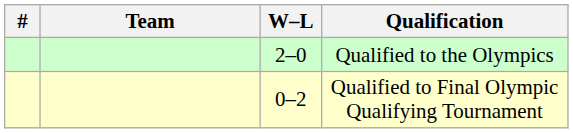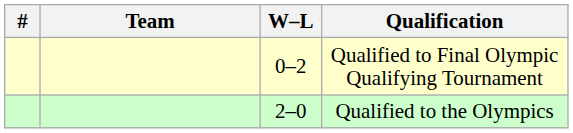rows swapped: (445, 54) <-> (445, 99)
